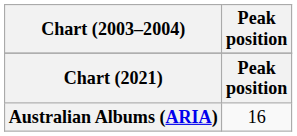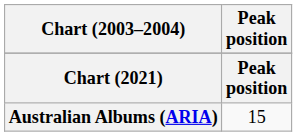(257, 116) 16 -> (257, 116) 15
